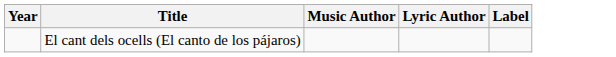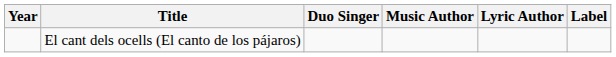+ column: (343, 16)
